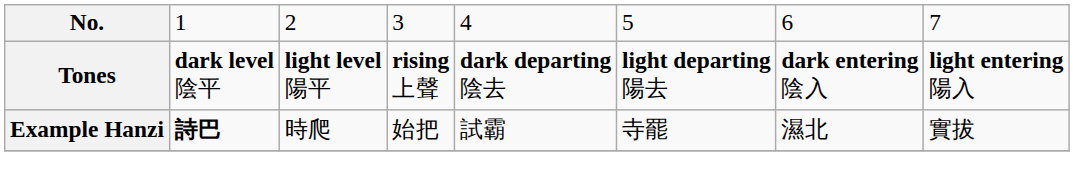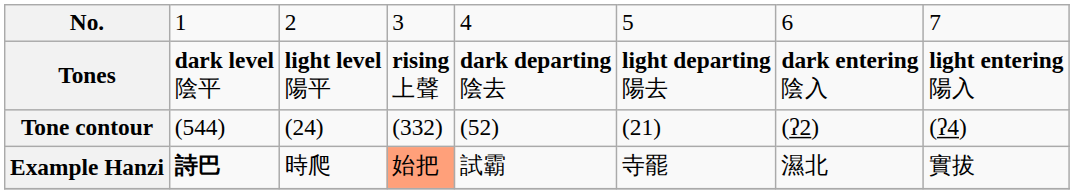+ row: (87, 127)
(416, 129) no background -> (416, 166) lightsalmon background
